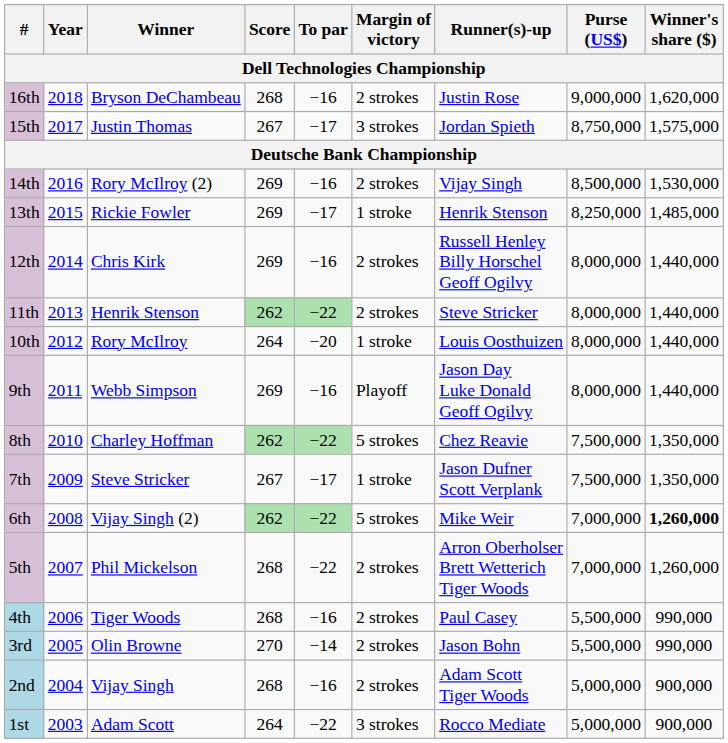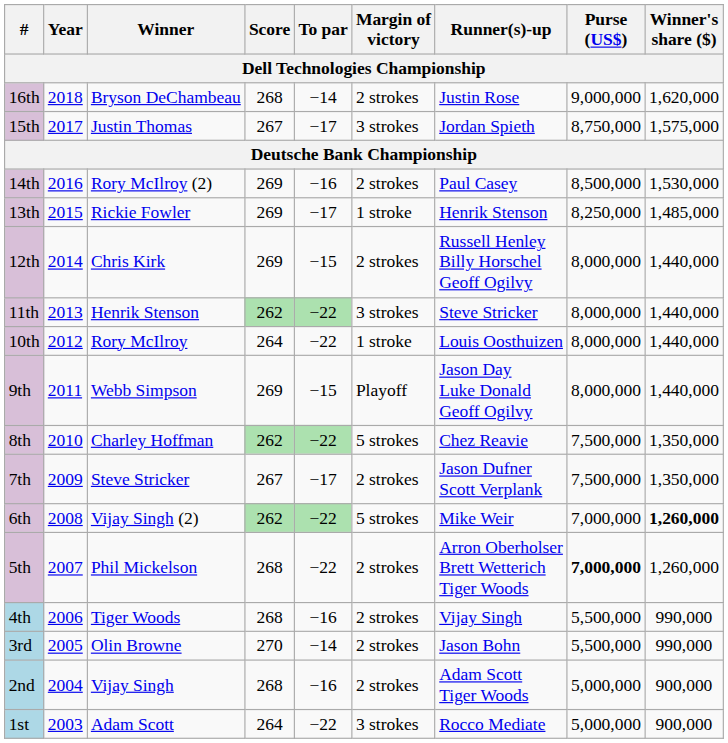(323, 97) −16 -> (323, 97) −14
(481, 183) Vijay Singh -> (478, 183) Paul Casey
(323, 262) −16 -> (323, 262) −15
(387, 311) 2 strokes -> (387, 311) 3 strokes
(323, 340) −20 -> (323, 340) −22
(323, 390) −16 -> (323, 390) −15
(384, 478) 1 stroke -> (387, 478) 2 strokes
(606, 567) normal -> (606, 567) bold
(478, 617) Paul Casey -> (481, 617) Vijay Singh
